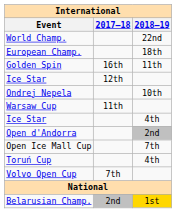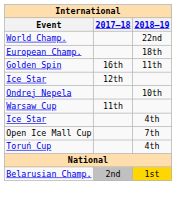- row: (41, 133)
- row: (41, 174)
